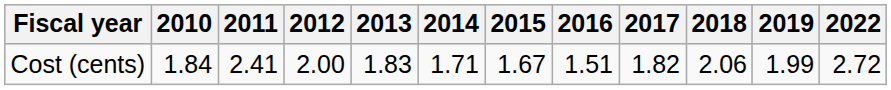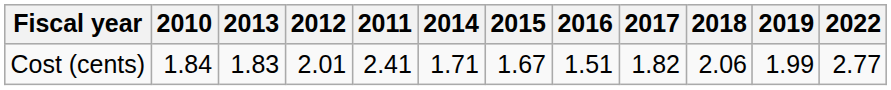columns swapped: (251, 24) <-> (384, 24)
(321, 63) 2.00 -> (322, 63) 2.01
(857, 63) 2.72 -> (857, 63) 2.77
